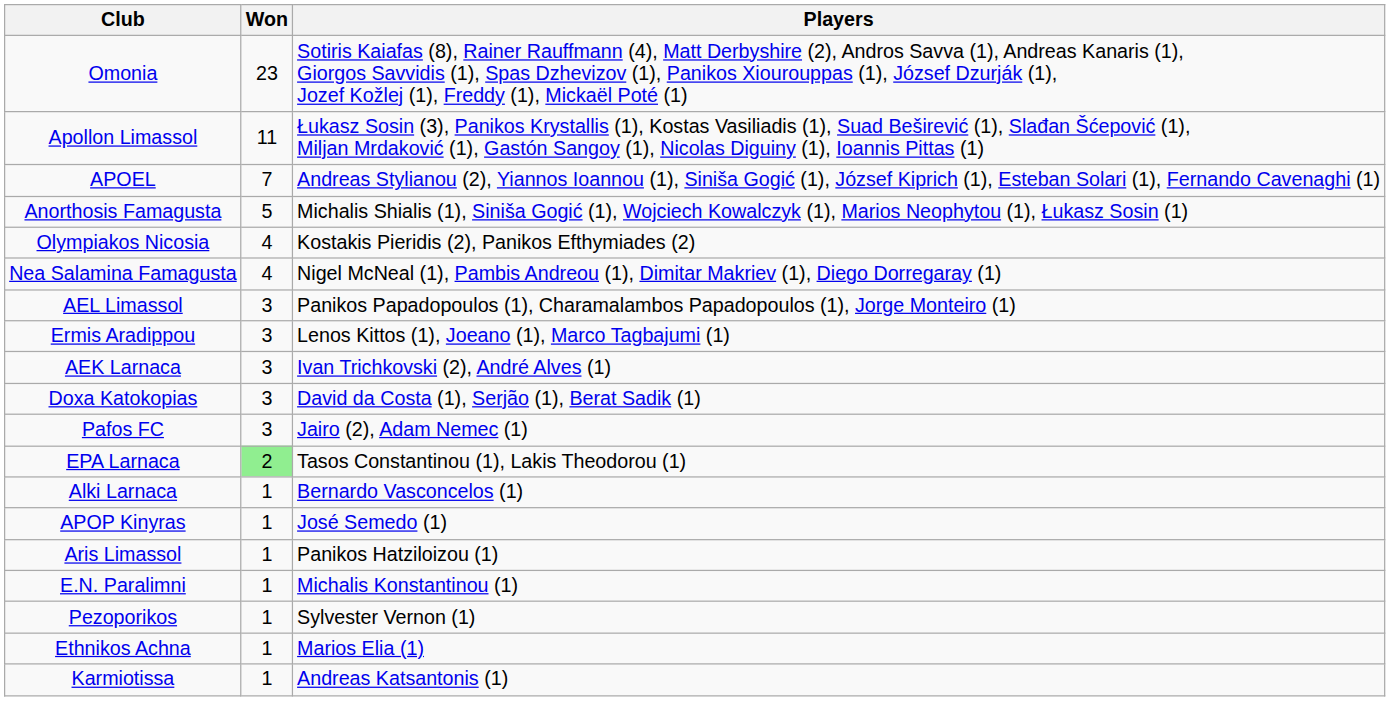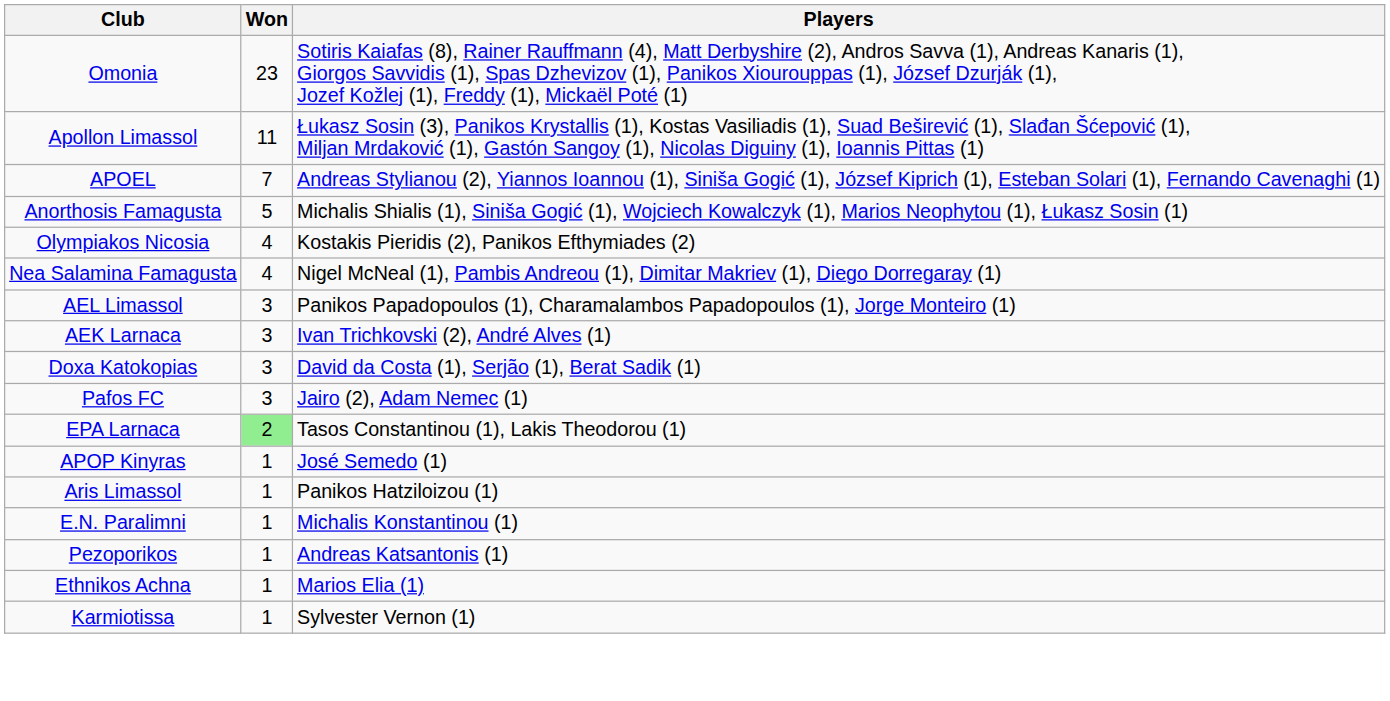- row: (123, 336)
- row: (123, 492)
(386, 617) Sylvester Vernon (1) -> (403, 554) Andreas Katsantonis (1)
(403, 679) Andreas Katsantonis (1) -> (386, 617) Sylvester Vernon (1)
